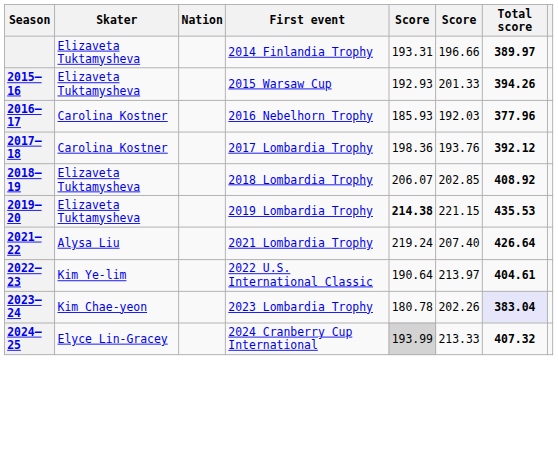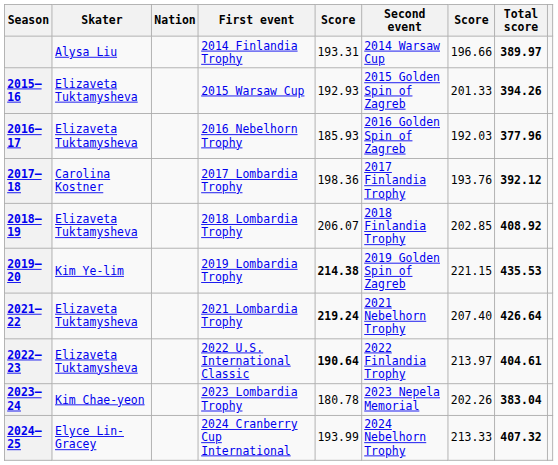+ column: (405, 20)
(99, 52) Elizaveta Tuktamysheva -> (86, 52) Alysa Liu
(113, 116) Carolina Kostner -> (96, 136) Elizaveta Tuktamysheva
(99, 211) Elizaveta Tuktamysheva -> (89, 271) Kim Ye-lim
(89, 243) Alysa Liu -> (96, 316) Elizaveta Tuktamysheva
(412, 243) normal -> (338, 316) bold
(92, 275) Kim Ye-lim -> (96, 361) Elizaveta Tuktamysheva
(412, 275) normal -> (338, 361) bold
(515, 307) lavender background -> (521, 399) no background
(412, 339) lightgrey background -> (338, 438) no background
